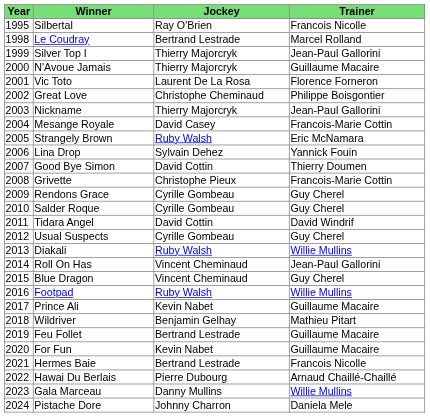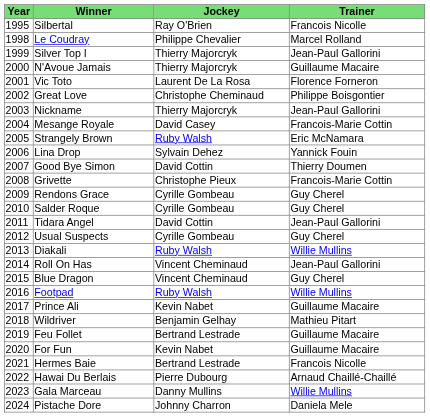(198, 40) Bertrand Lestrade -> (198, 40) Philippe Chevalier
(322, 222) David Windrif -> (335, 222) Jean-Paul Gallorini
